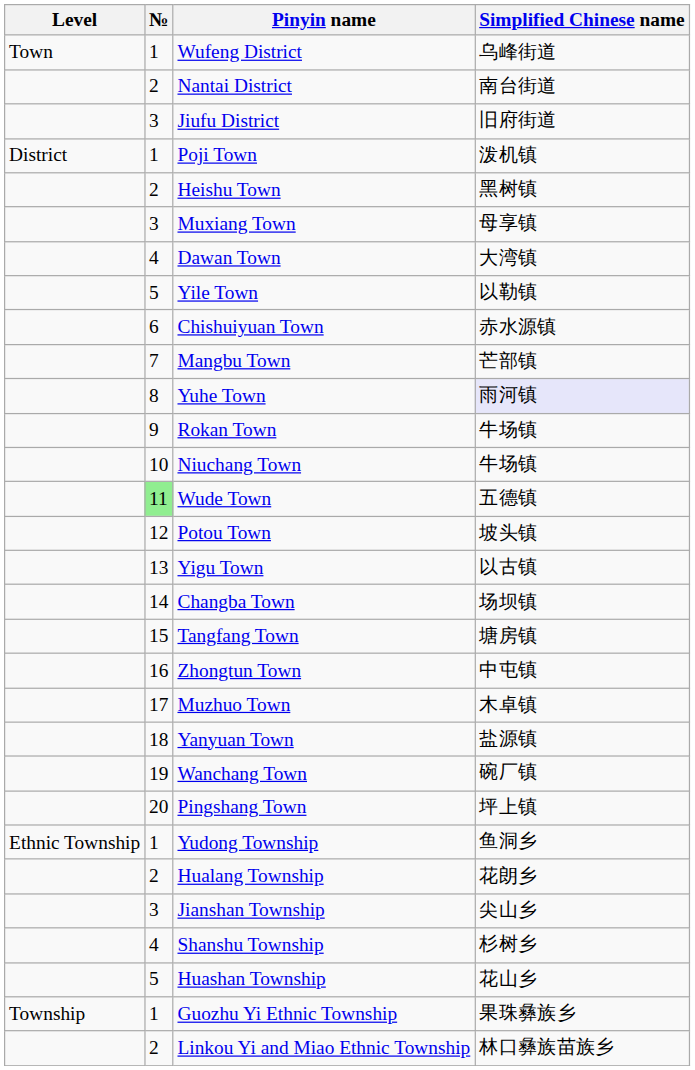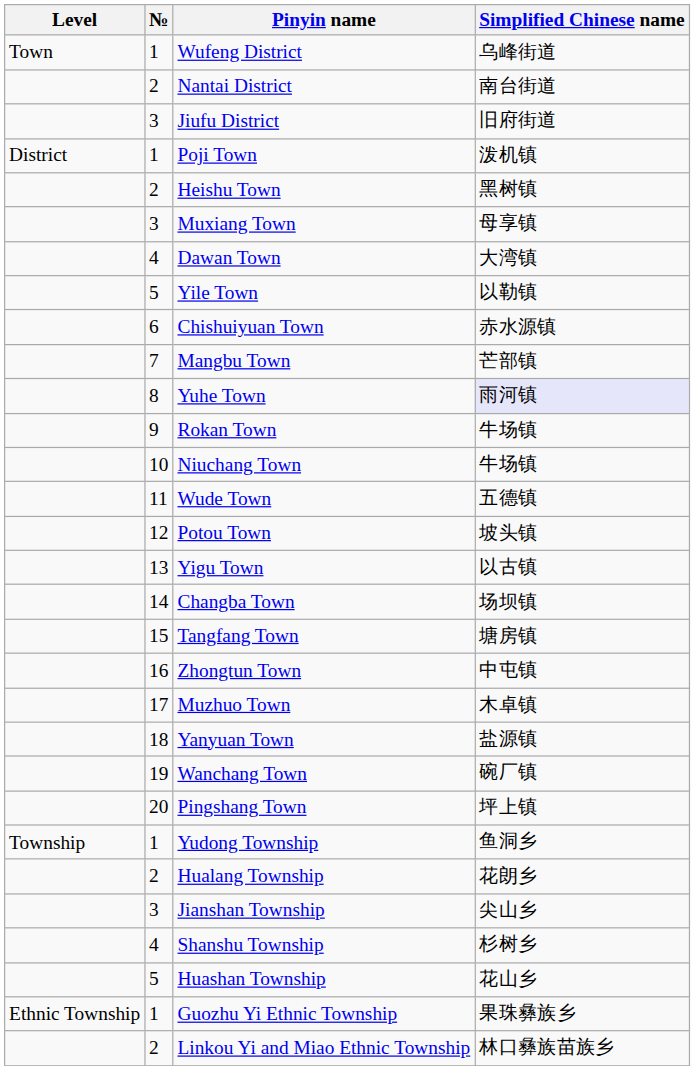(158, 498) lightgreen background -> (158, 498) no background
(75, 842) Ethnic Township -> (47, 842) Township
(47, 1013) Township -> (75, 1013) Ethnic Township
